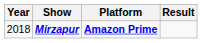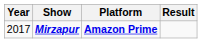(19, 29) 2018 -> (19, 29) 2017
